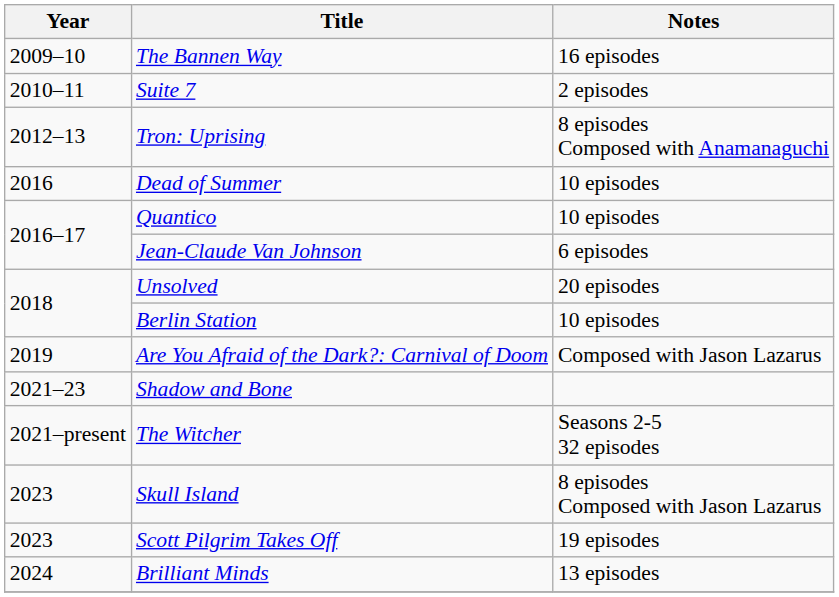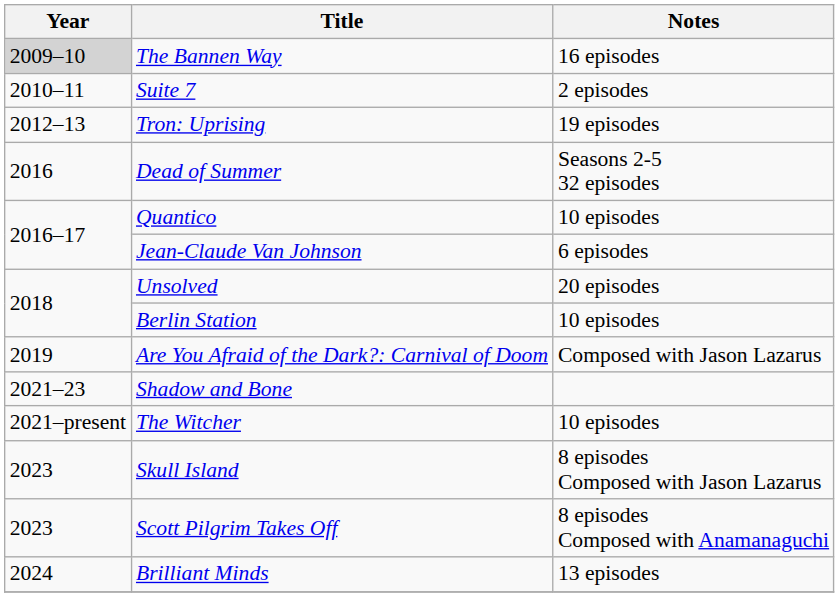(47, 55) no background -> (47, 55) lightgrey background
(694, 136) 8 episodes Composed with Anamanaguchi -> (609, 124) 19 episodes
(609, 182) 10 episodes -> (610, 170) Seasons 2-5 32 episodes
(610, 434) Seasons 2-5 32 episodes -> (609, 422) 10 episodes
(609, 539) 19 episodes -> (694, 527) 8 episodes Composed with Anamanaguchi
